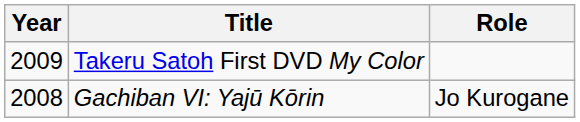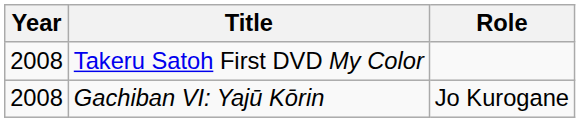(37, 60) 2009 -> (37, 60) 2008
